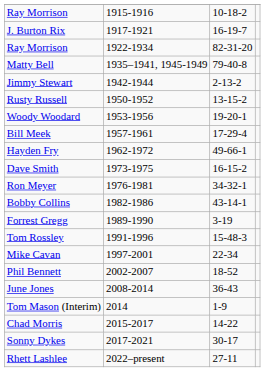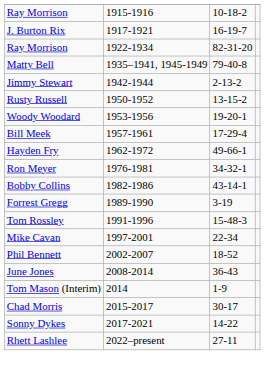- row: (33, 168)
(225, 323) 14-22 -> (225, 306) 30-17
(225, 340) 30-17 -> (225, 323) 14-22
